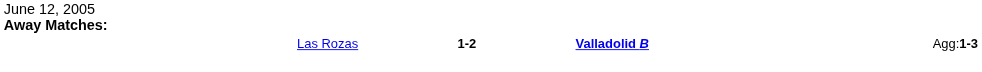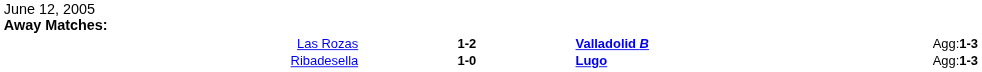+ row: (324, 61)
